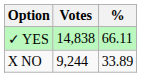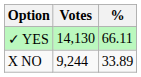(76, 38) 14,838 -> (76, 38) 14,130
